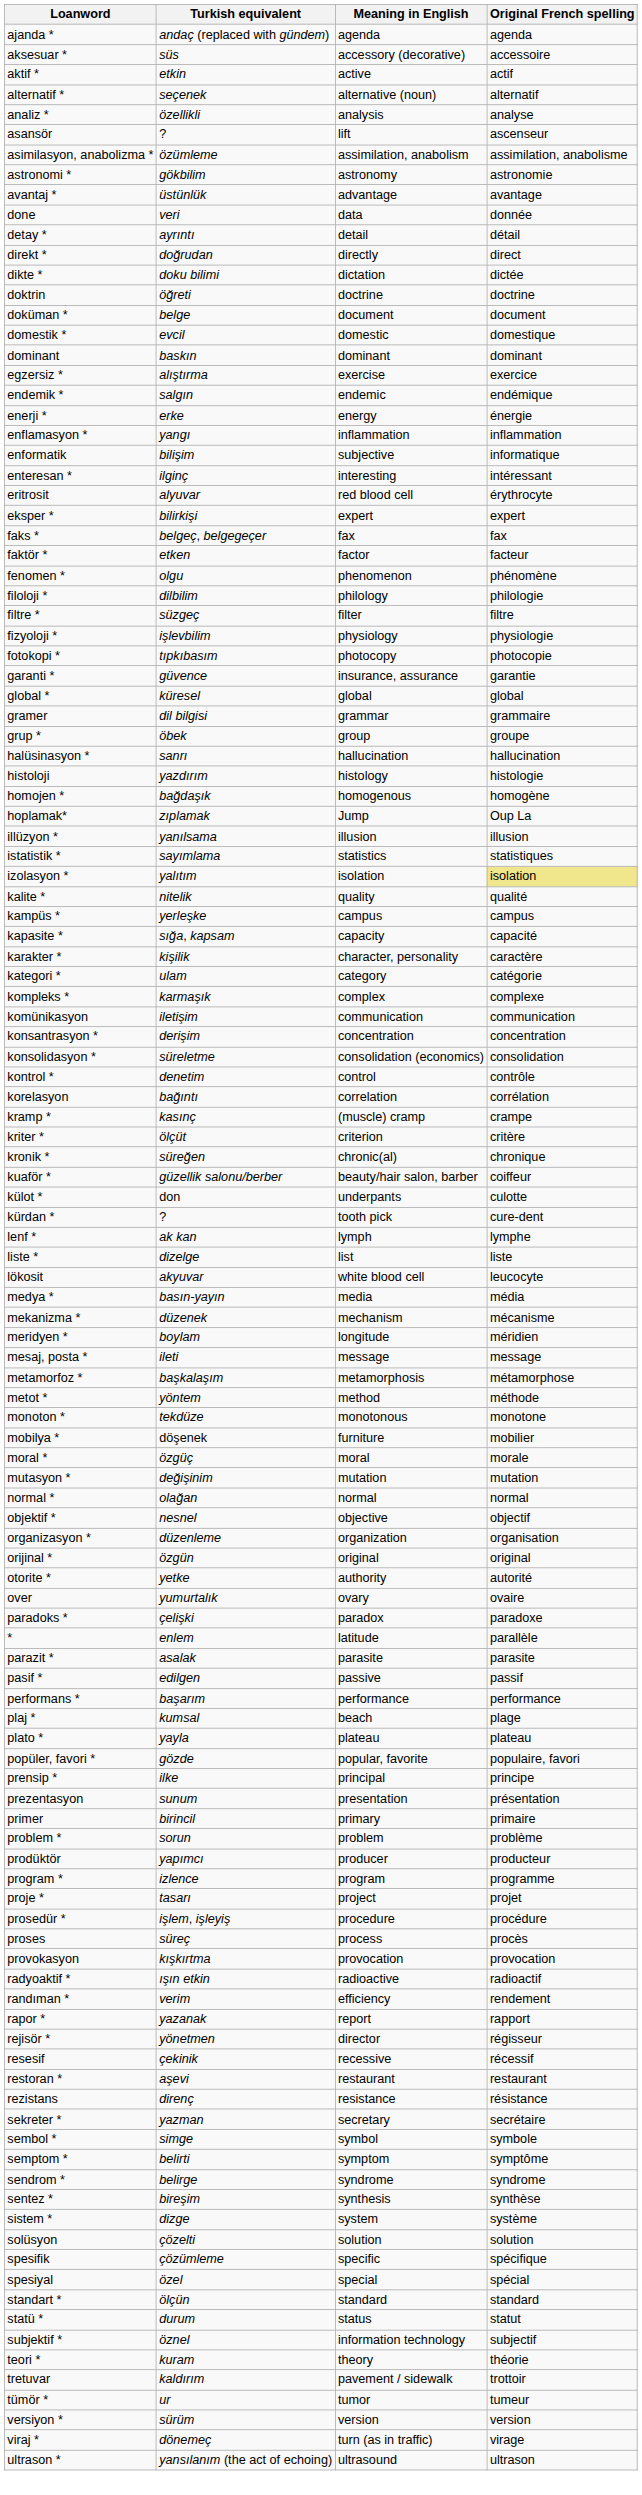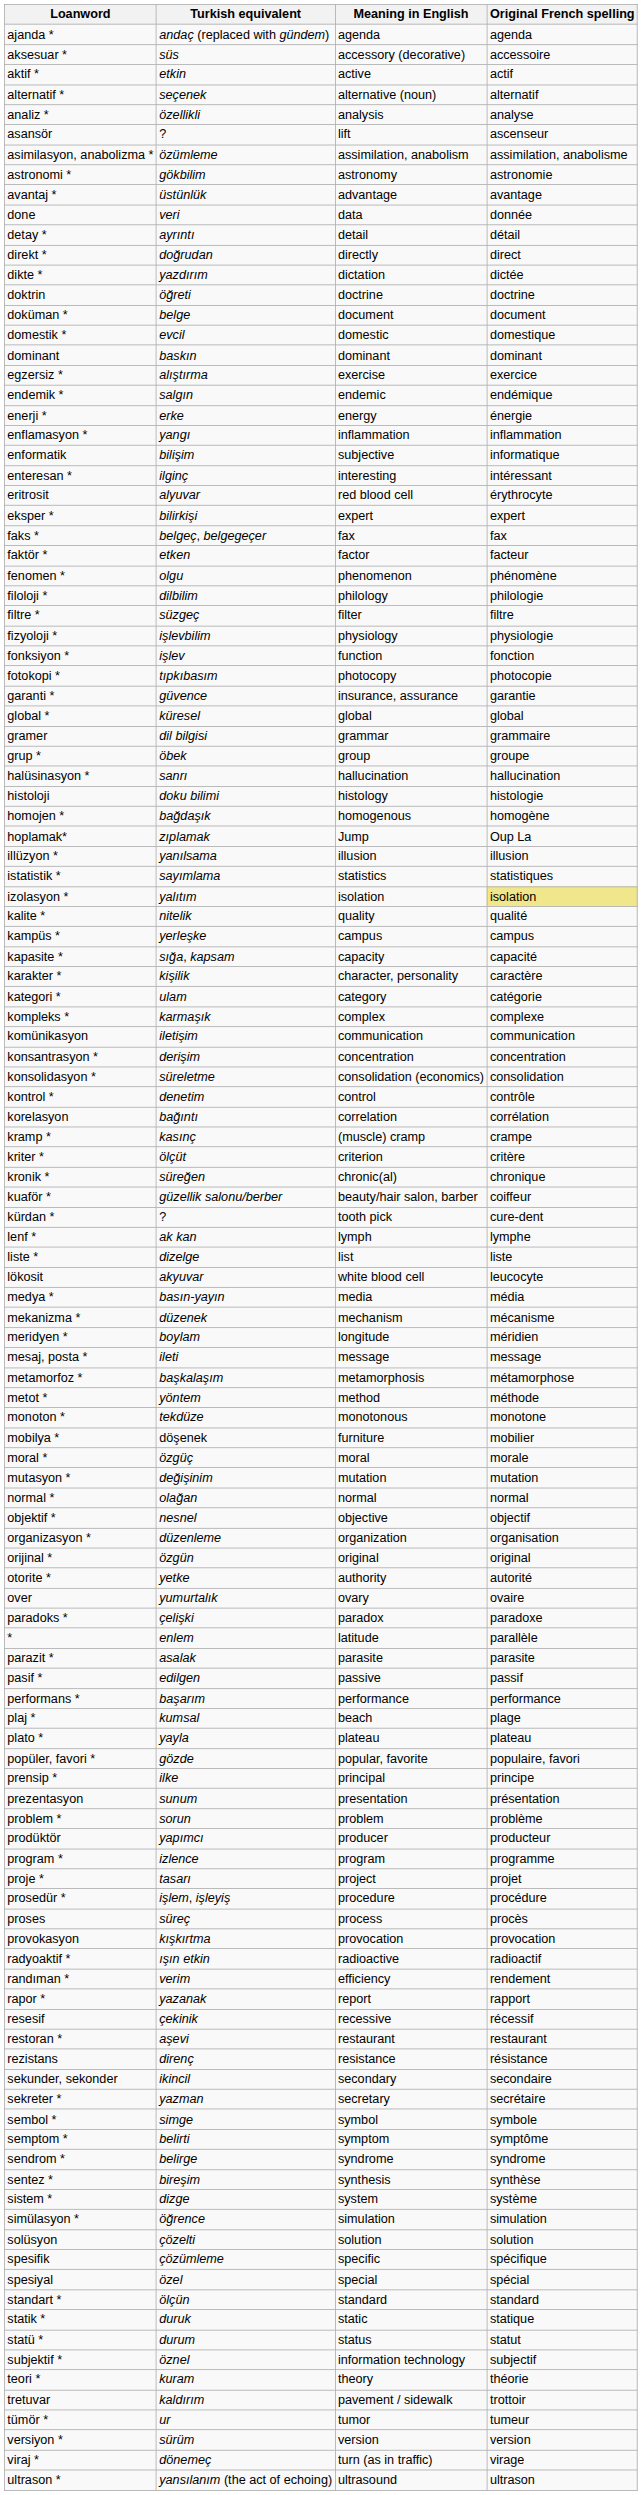(189, 275) doku bilimi -> (184, 275) yazdırım
+ row: (38, 656)
(184, 776) yazdırım -> (189, 796) doku bilimi
- row: (25, 1197)
- row: (25, 1818)
- row: (29, 2039)
+ row: (62, 2079)
+ row: (43, 2219)
+ row: (26, 2319)
